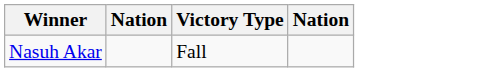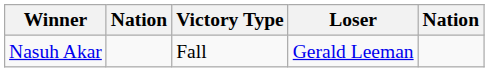+ column: (353, 19)
